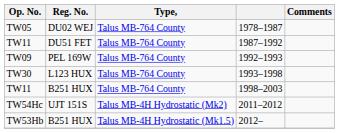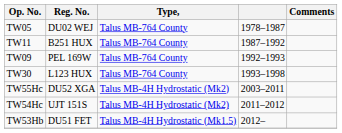(70, 43) DU51 FET -> (70, 43) B251 HUX
- row: (260, 89)
+ row: (263, 89)
(70, 120) B251 HUX -> (70, 120) DU51 FET
